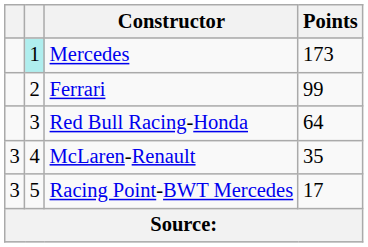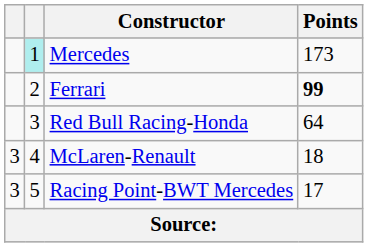(313, 88) normal -> (313, 88) bold
(313, 156) 35 -> (313, 156) 18
